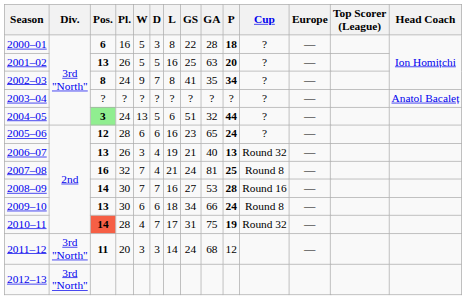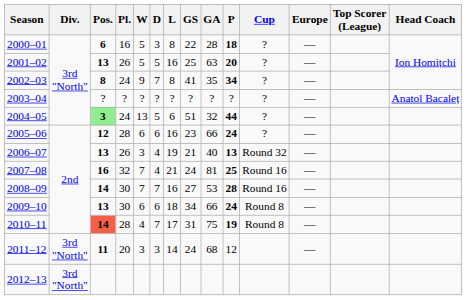(212, 134) 65 -> (212, 134) 66
(264, 170) Round 8 -> (264, 170) Round 16
(264, 224) Round 32 -> (264, 224) Round 8
